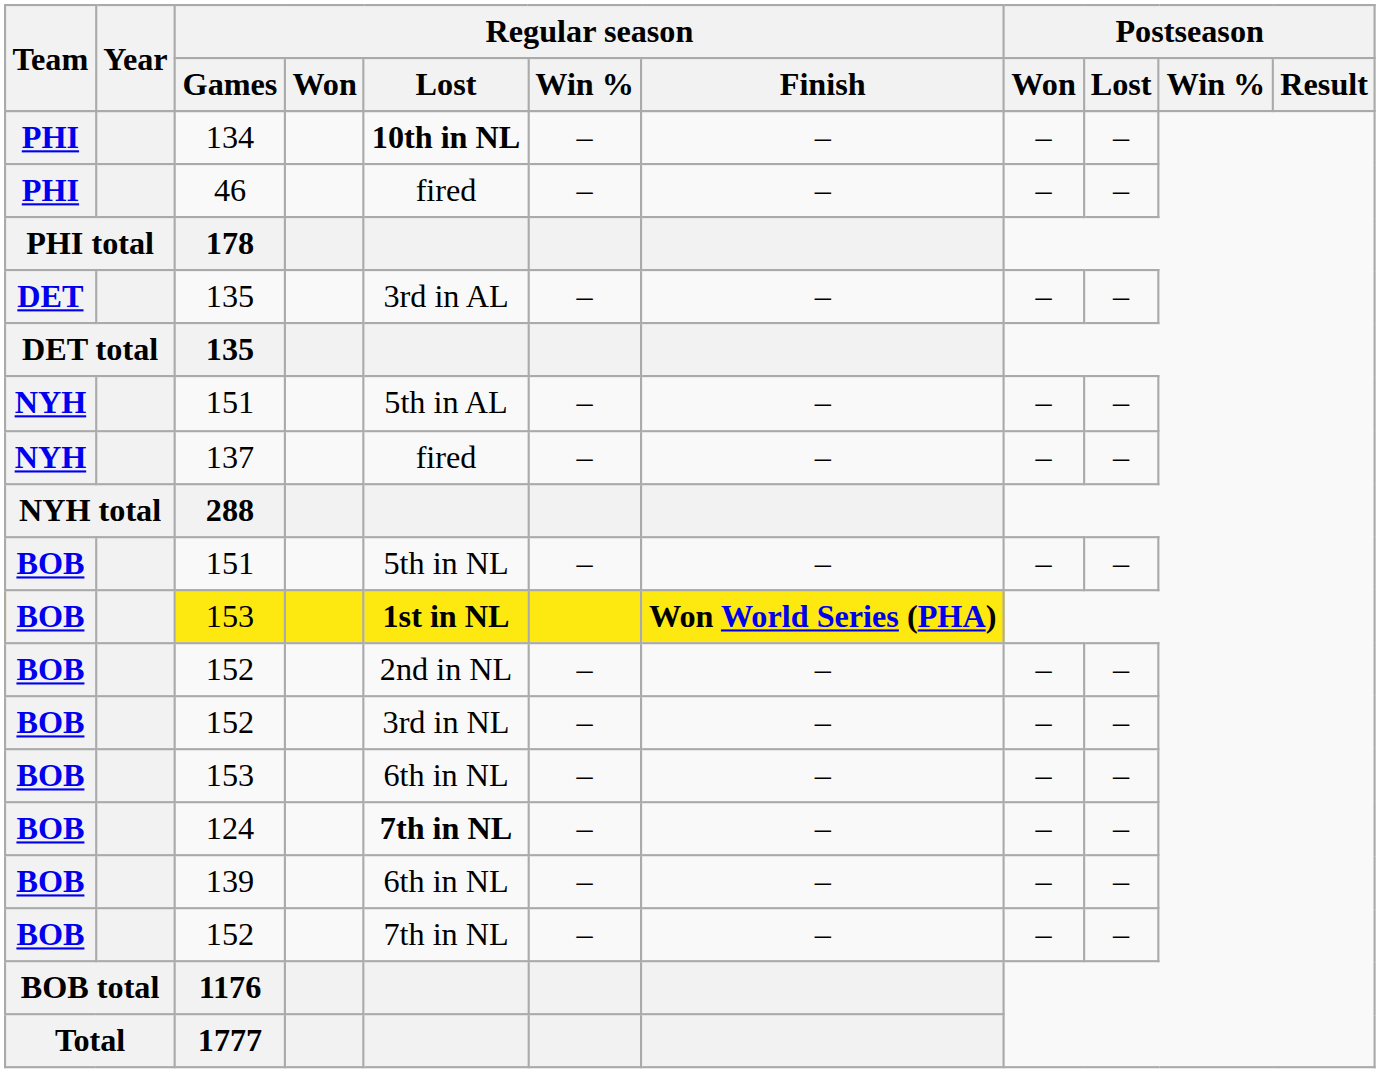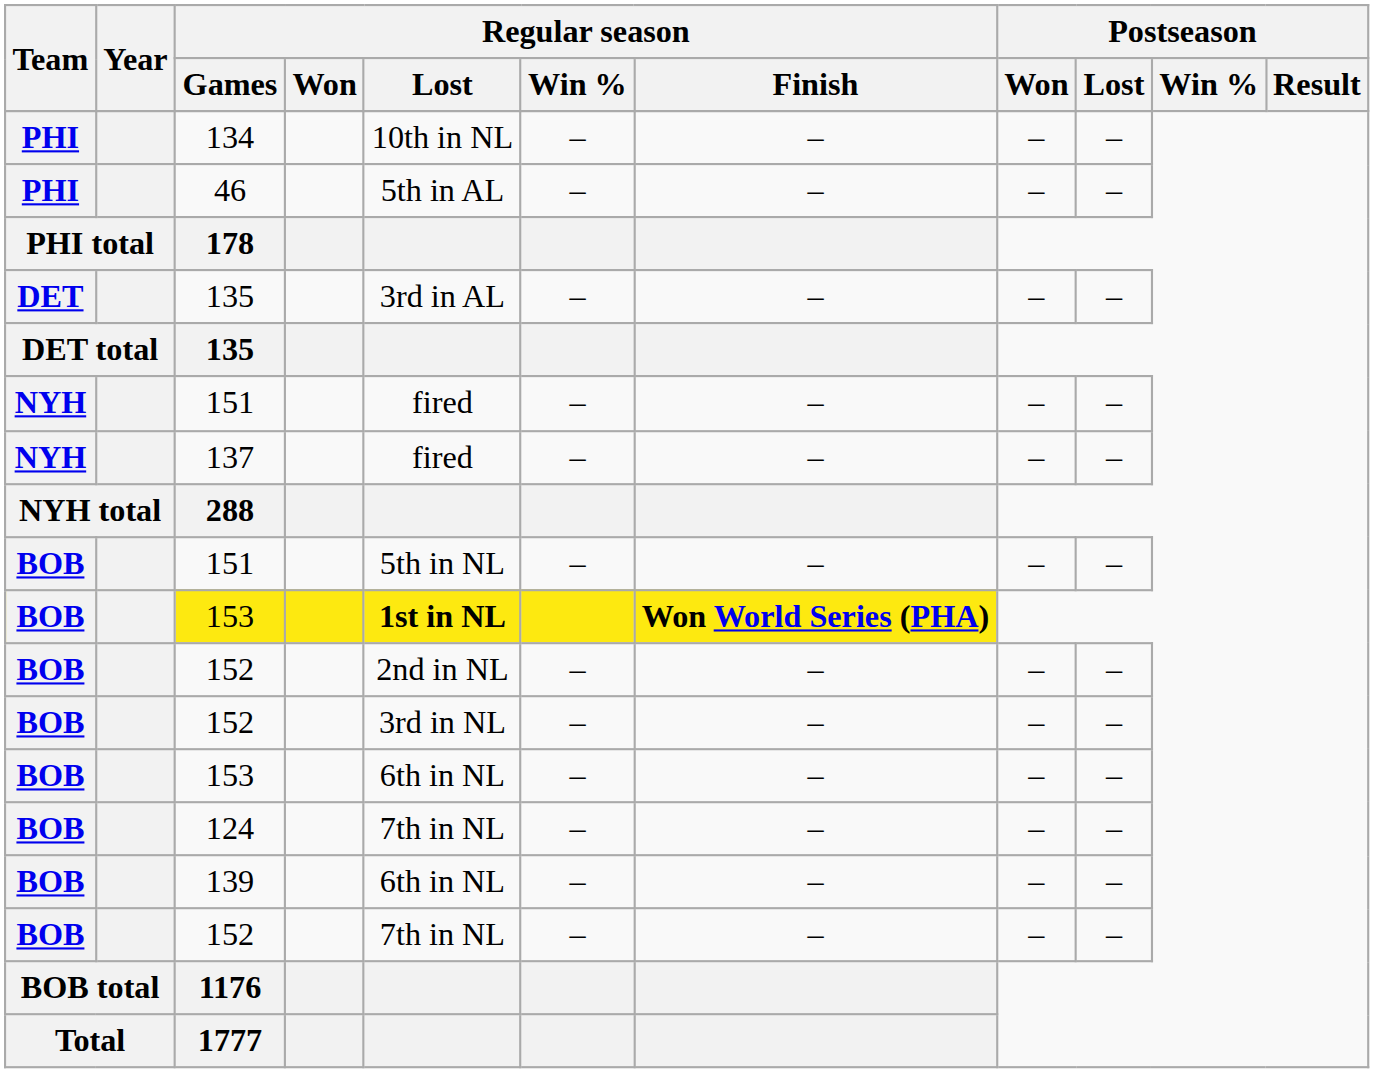(446, 137) bold -> (442, 137) normal
(446, 190) fired -> (442, 190) 5th in AL
(446, 403) 5th in AL -> (442, 403) fired
(446, 828) bold -> (442, 828) normal
